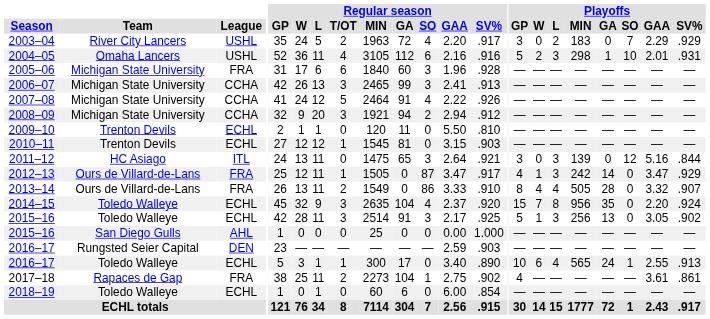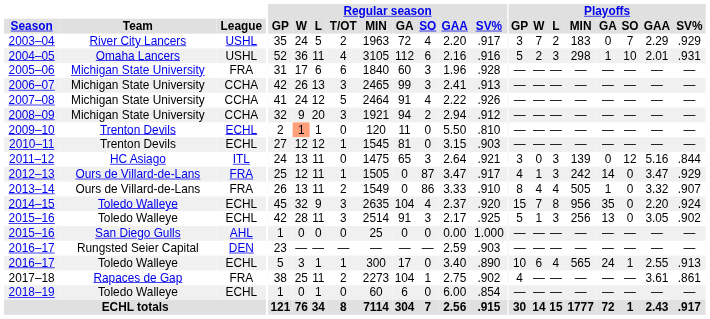(539, 41) 0 -> (539, 41) 7
(301, 129) no background -> (301, 129) lightsalmon background
(608, 189) 28 -> (608, 189) 1
